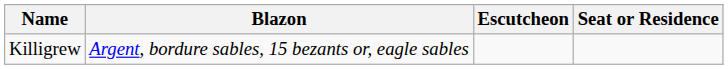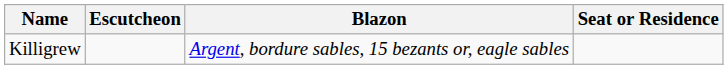columns swapped: (523, 19) <-> (279, 19)
